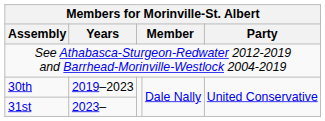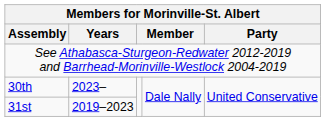(103, 87) 2019–2023 -> (89, 87) 2023–
(89, 106) 2023– -> (103, 106) 2019–2023
